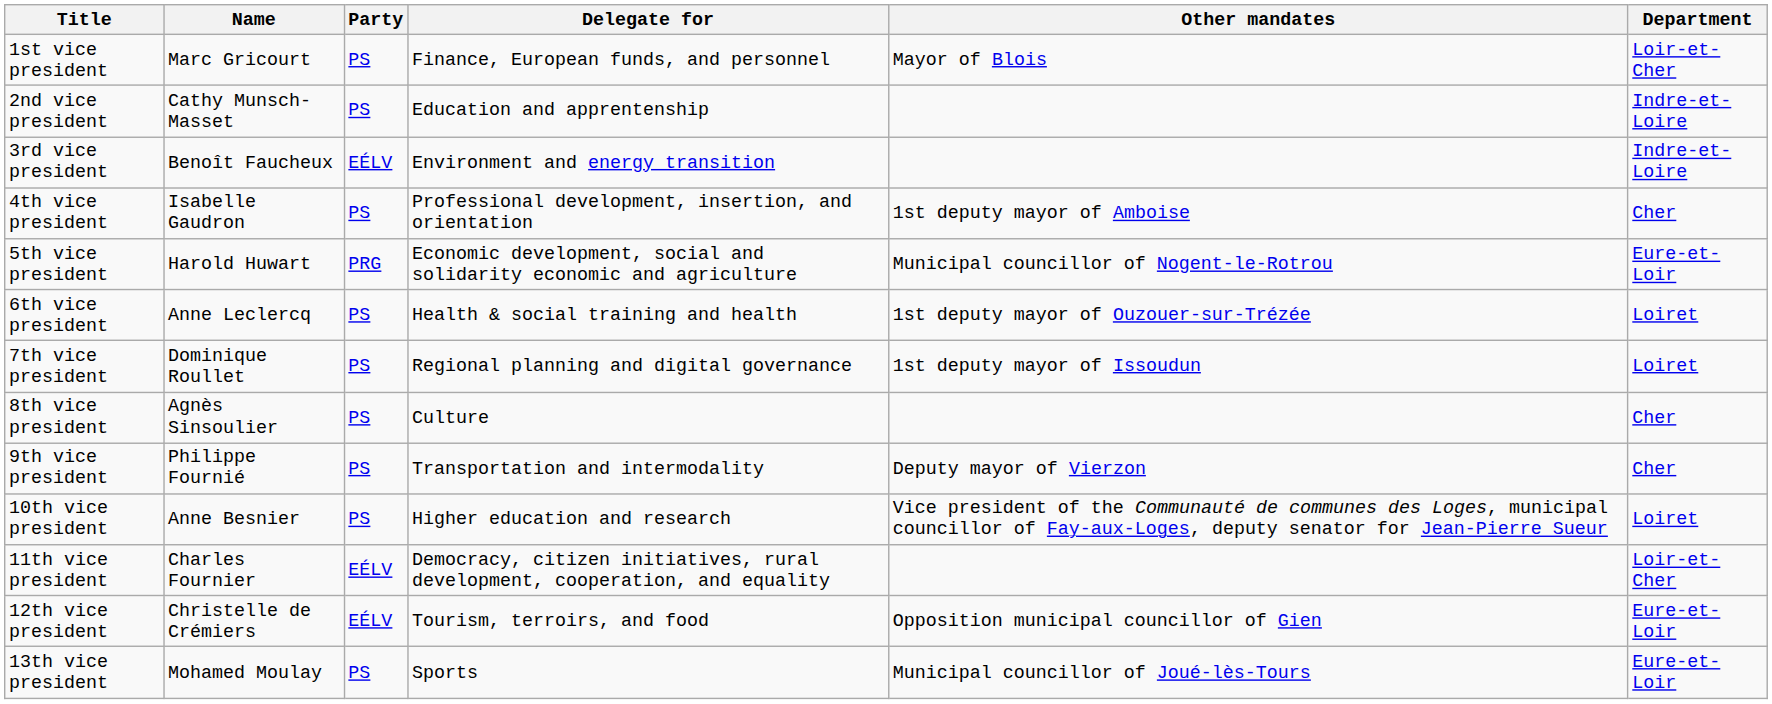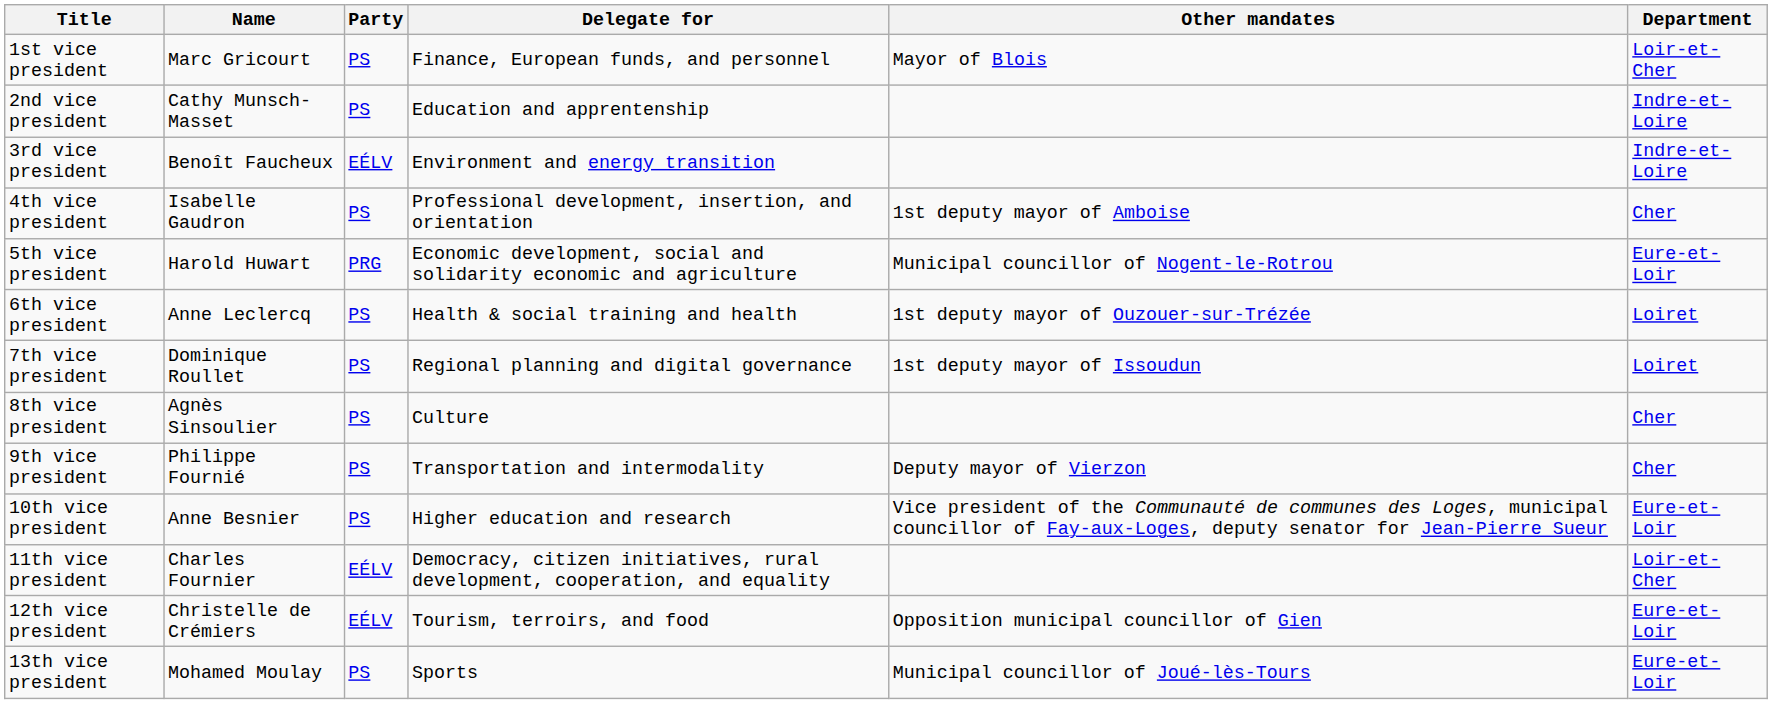(1665, 519) Loiret -> (1676, 519) Eure-et-Loir
